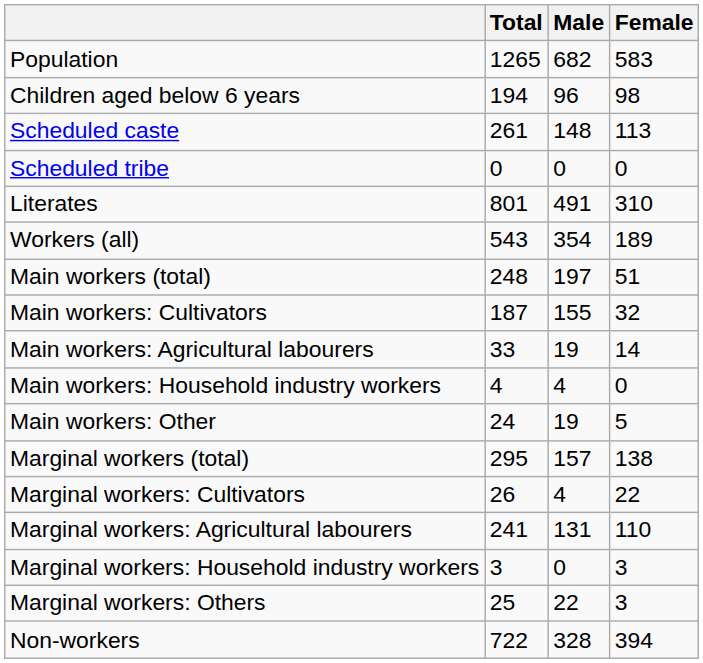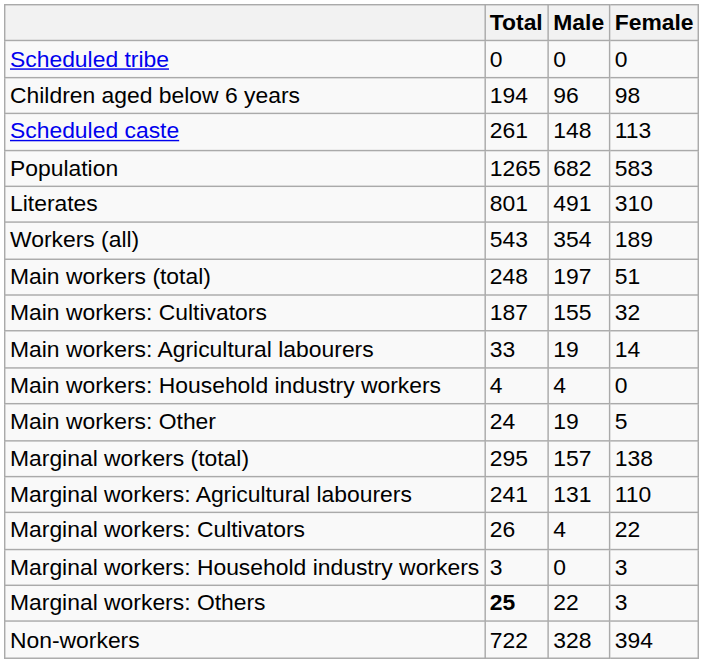rows swapped: (64, 58) <-> (89, 167)
rows swapped: (157, 494) <-> (211, 530)
(502, 603) normal -> (502, 603) bold
